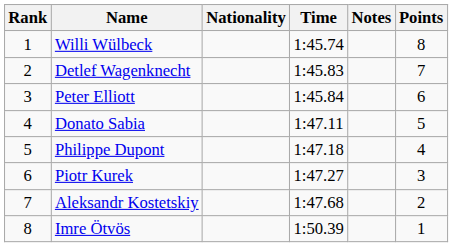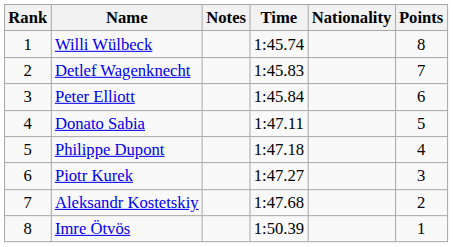columns swapped: (246, 17) <-> (371, 17)
